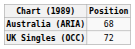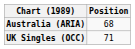(109, 38) 72 -> (109, 38) 71
